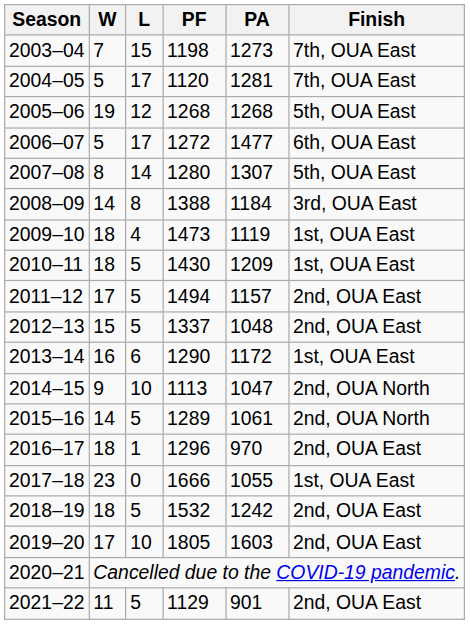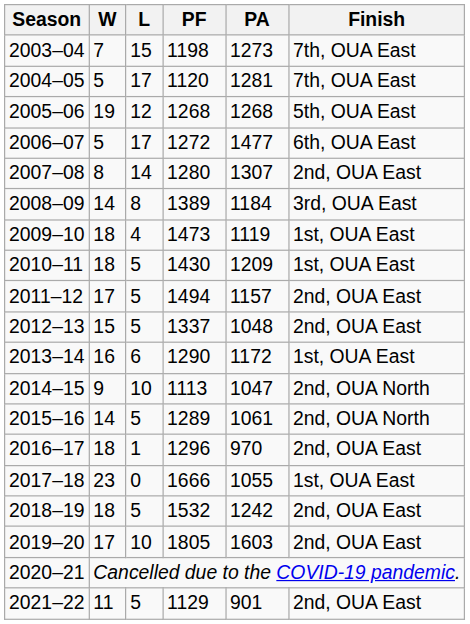(354, 173) 5th, OUA East -> (357, 173) 2nd, OUA East
(189, 204) 1388 -> (189, 204) 1389
